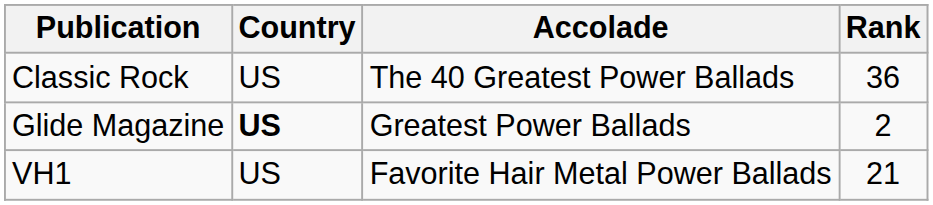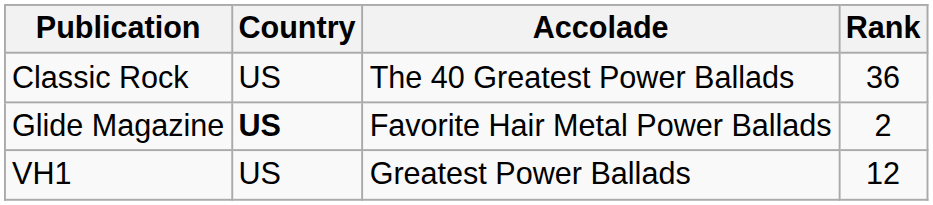(530, 125) Greatest Power Ballads -> (601, 125) Favorite Hair Metal Power Ballads
(601, 174) Favorite Hair Metal Power Ballads -> (530, 174) Greatest Power Ballads
(883, 174) 21 -> (883, 174) 12
